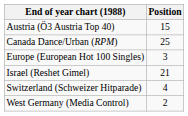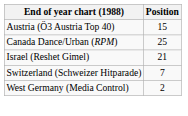- row: (75, 57)
(165, 88) 4 -> (162, 73) 7
